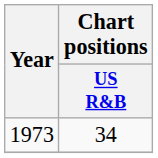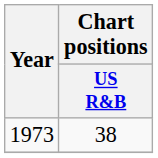(106, 134) 34 -> (106, 134) 38
